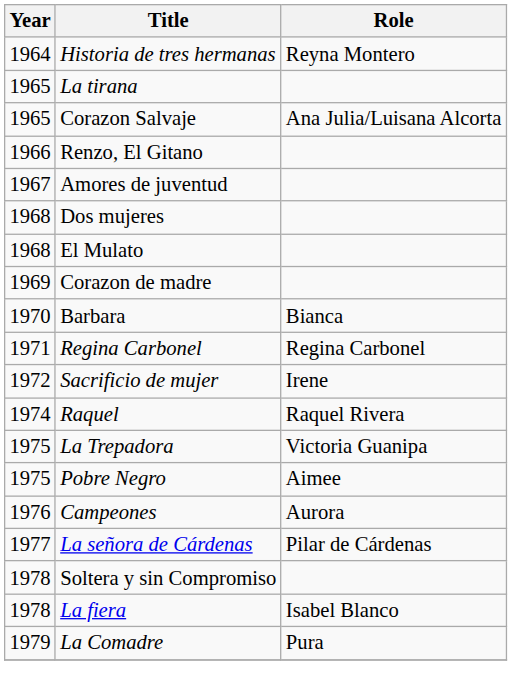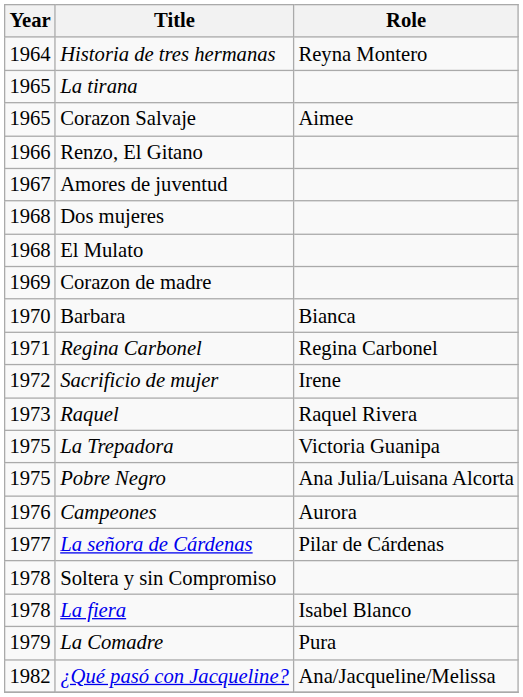(394, 119) Ana Julia/Luisana Alcorta -> (326, 119) Aimee
(30, 413) 1974 -> (30, 413) 1973
(313, 479) Aimee -> (406, 479) Ana Julia/Luisana Alcorta
+ row: (175, 675)
